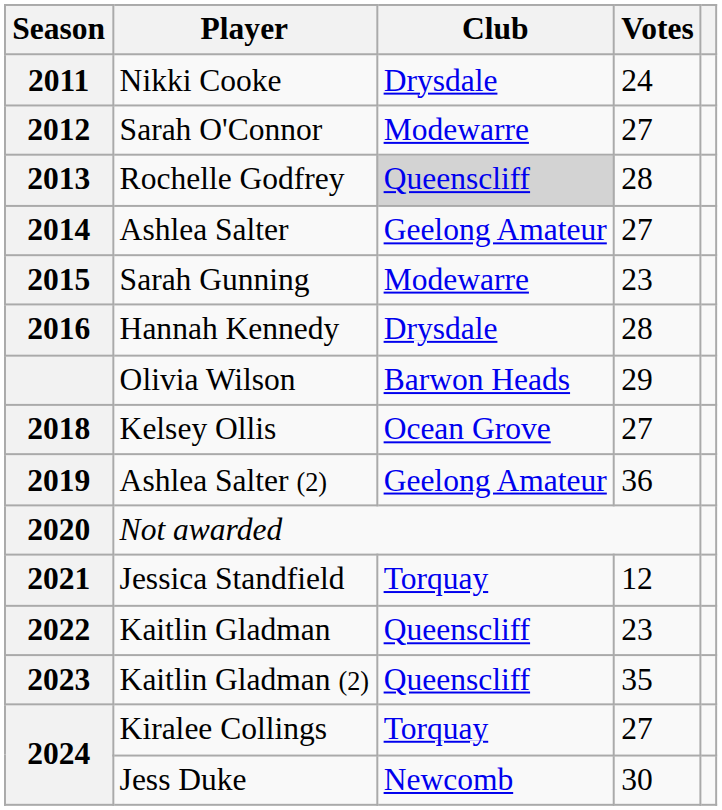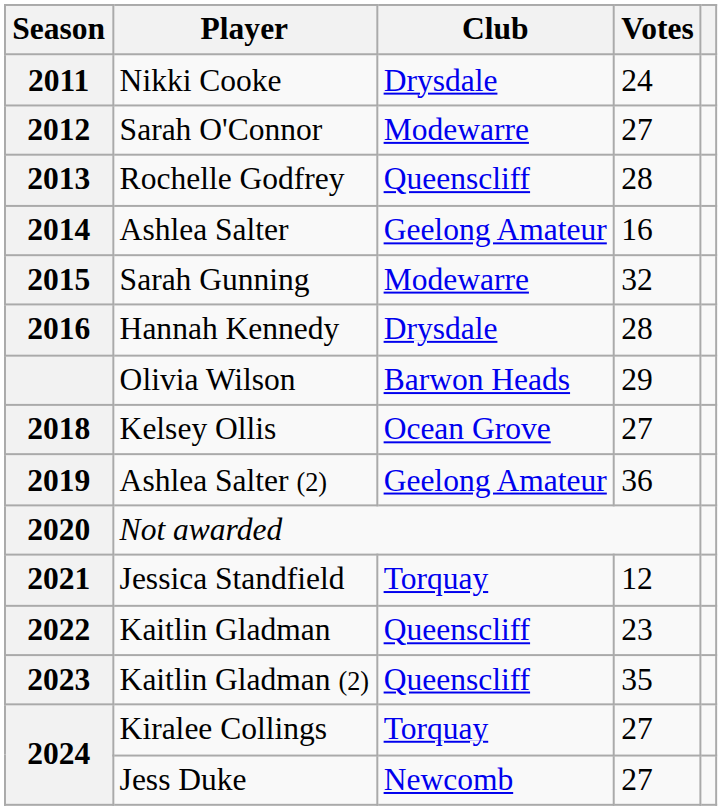(457, 179) lightgrey background -> (457, 179) no background
(637, 229) 27 -> (637, 229) 16
(637, 279) 23 -> (637, 279) 32
(637, 779) 30 -> (637, 779) 27
